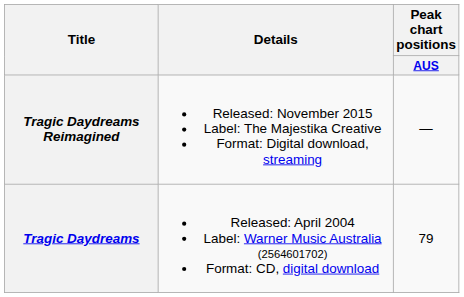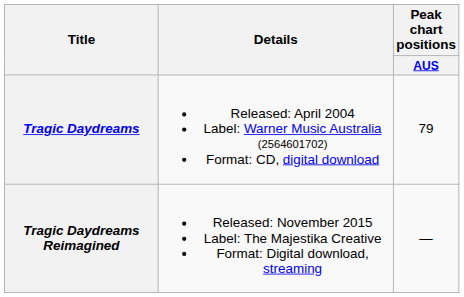rows swapped: (81, 238) <-> (81, 129)
